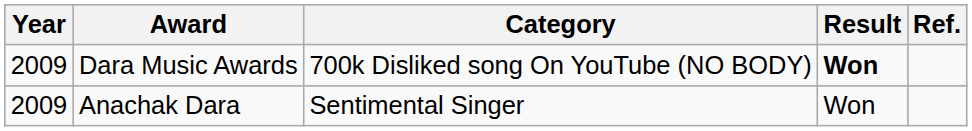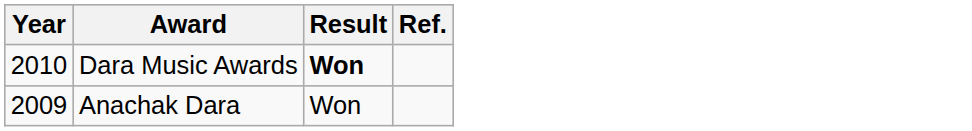- column: (561, 24)
(39, 65) 2009 -> (39, 65) 2010
